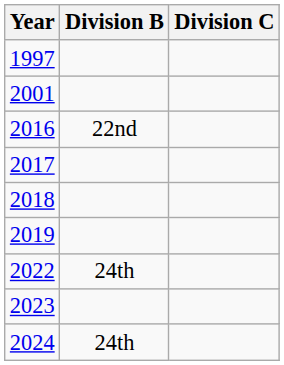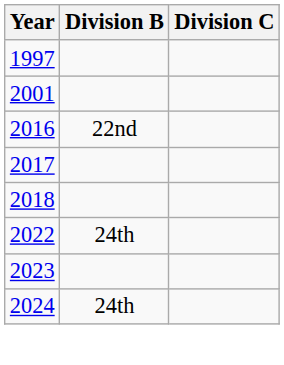- row: (32, 235)
